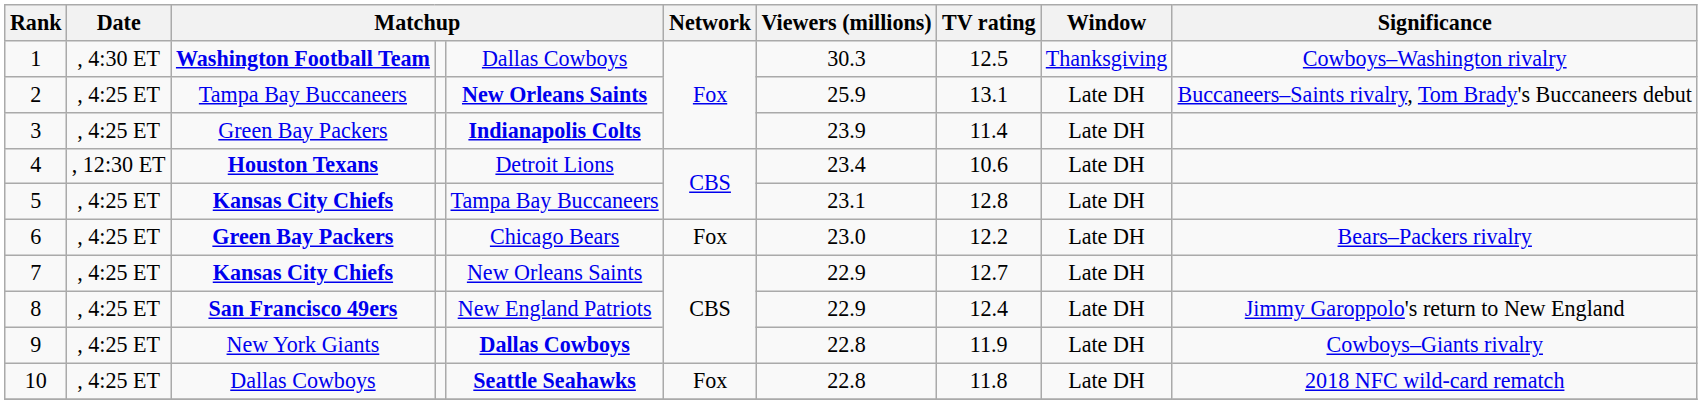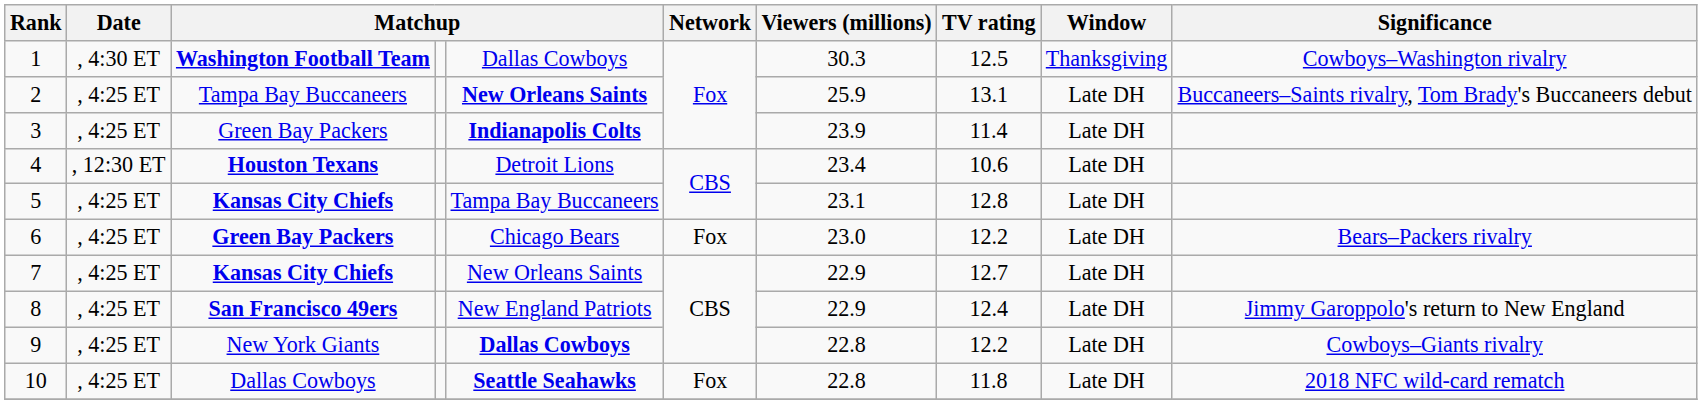(989, 344) 11.9 -> (989, 344) 12.2
